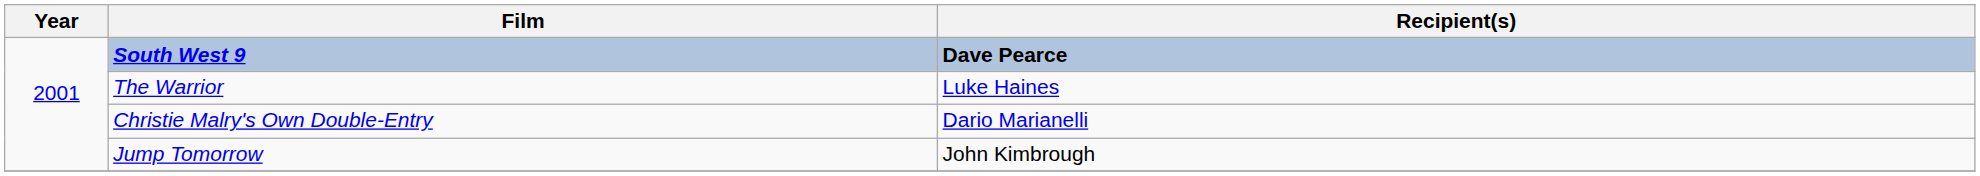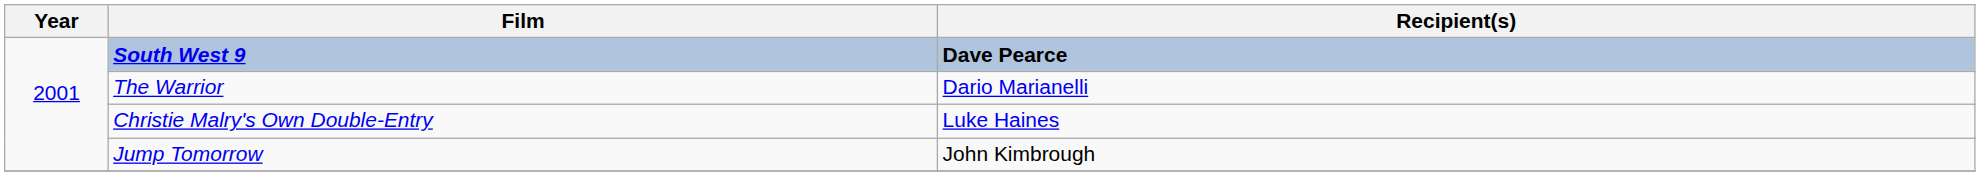(1001, 87) Luke Haines -> (1015, 87) Dario Marianelli
(1015, 120) Dario Marianelli -> (1001, 120) Luke Haines
